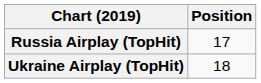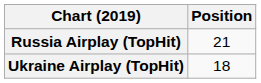(222, 41) 17 -> (222, 41) 21
